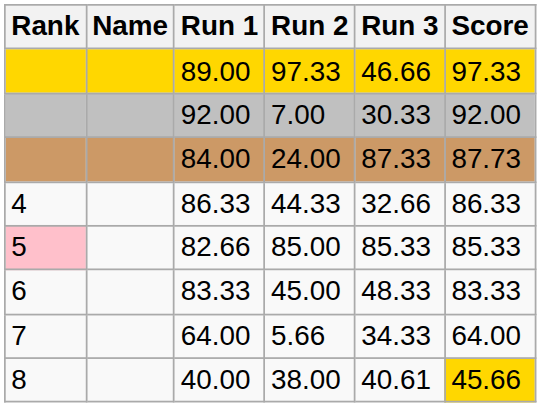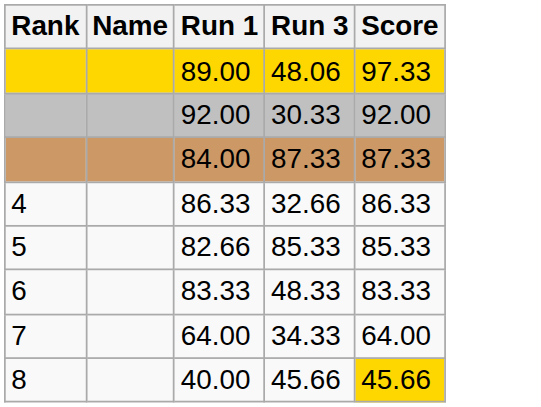- column: (310, 26)
(396, 70) 46.66 -> (306, 70) 48.06
(486, 159) 87.73 -> (396, 159) 87.33
(19, 247) pink background -> (19, 247) no background
(396, 379) 40.61 -> (306, 379) 45.66
